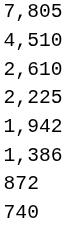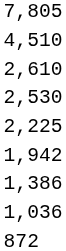+ row: (33, 98)
+ row: (33, 213)
- row: (21, 213)
